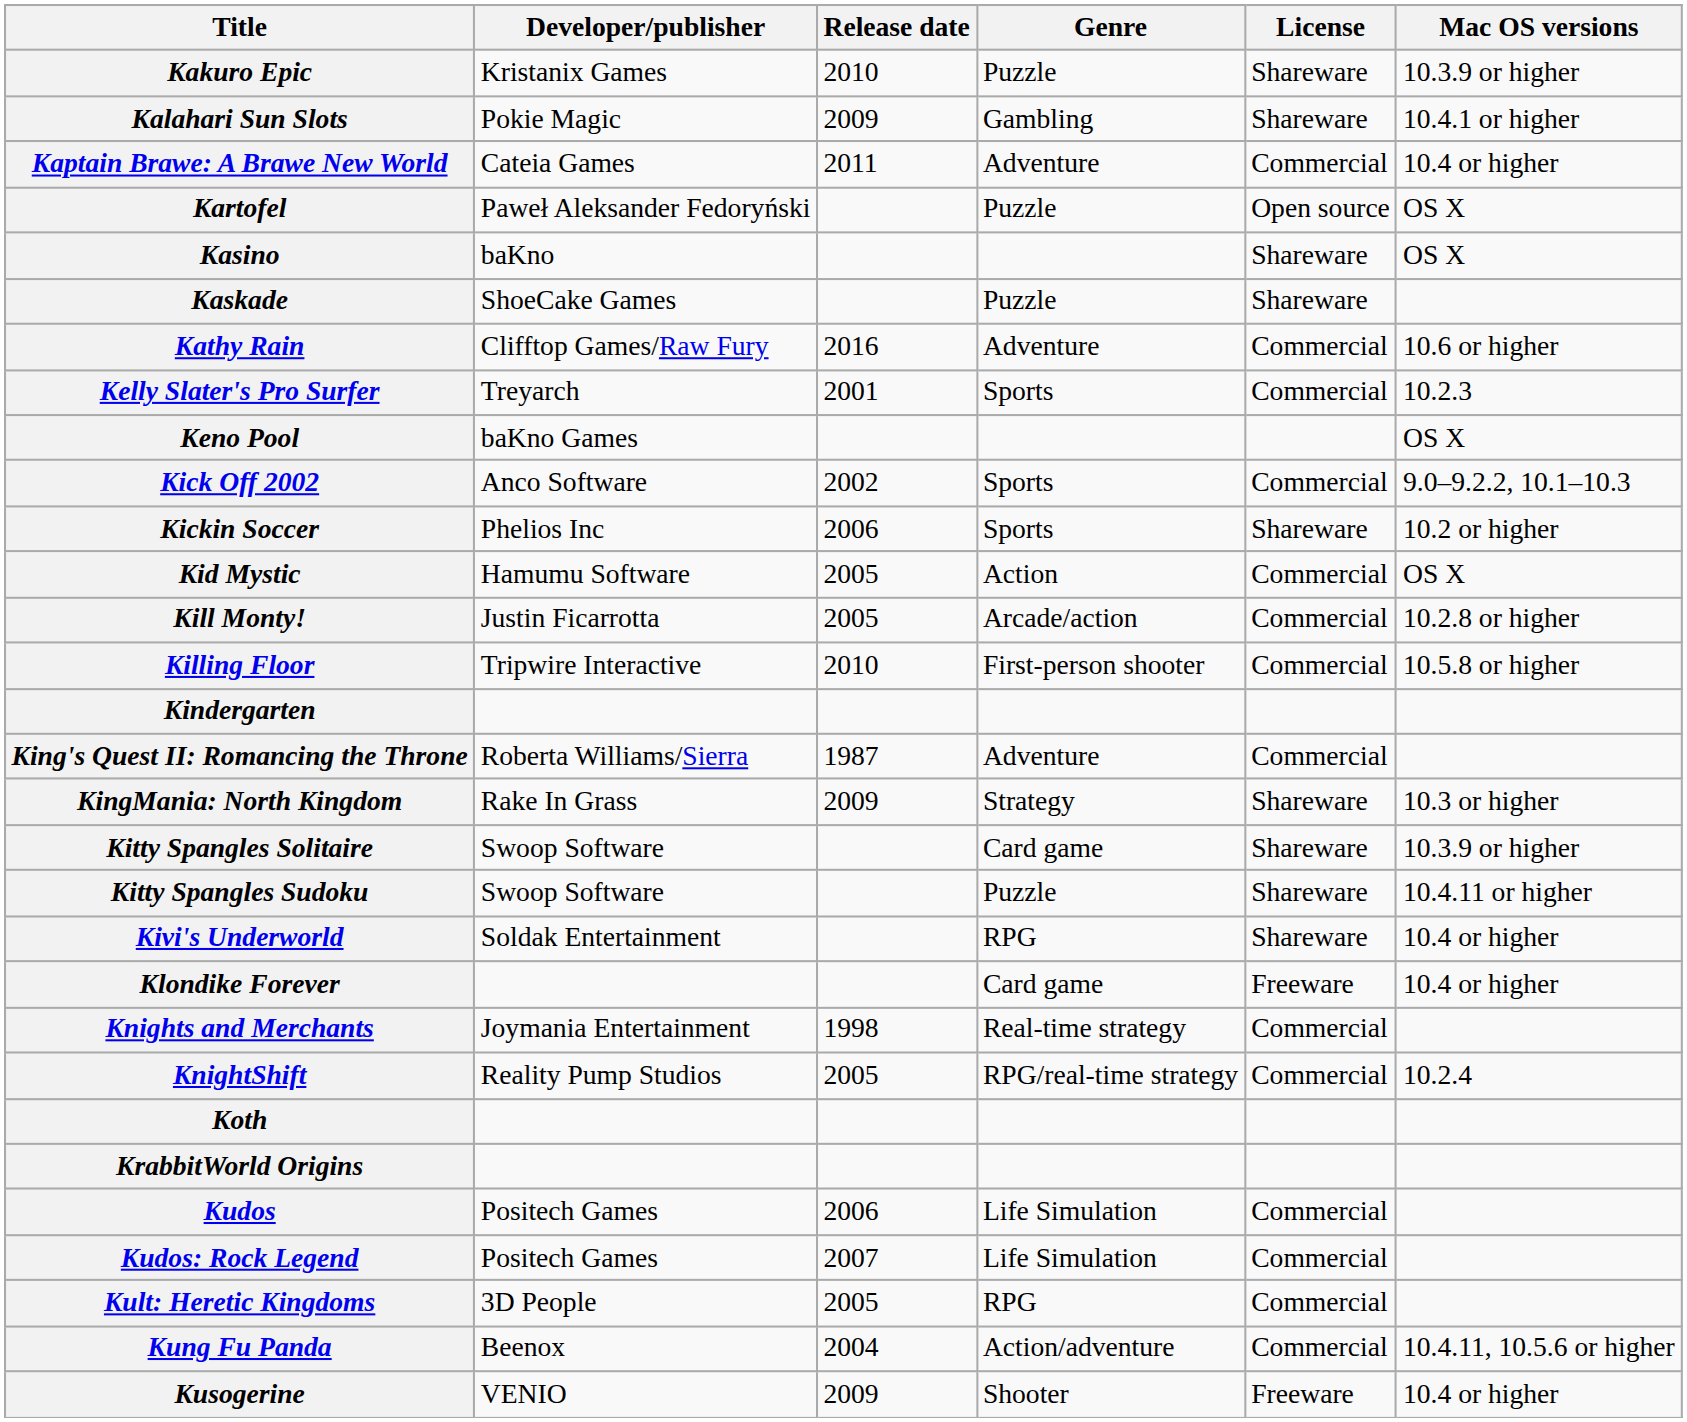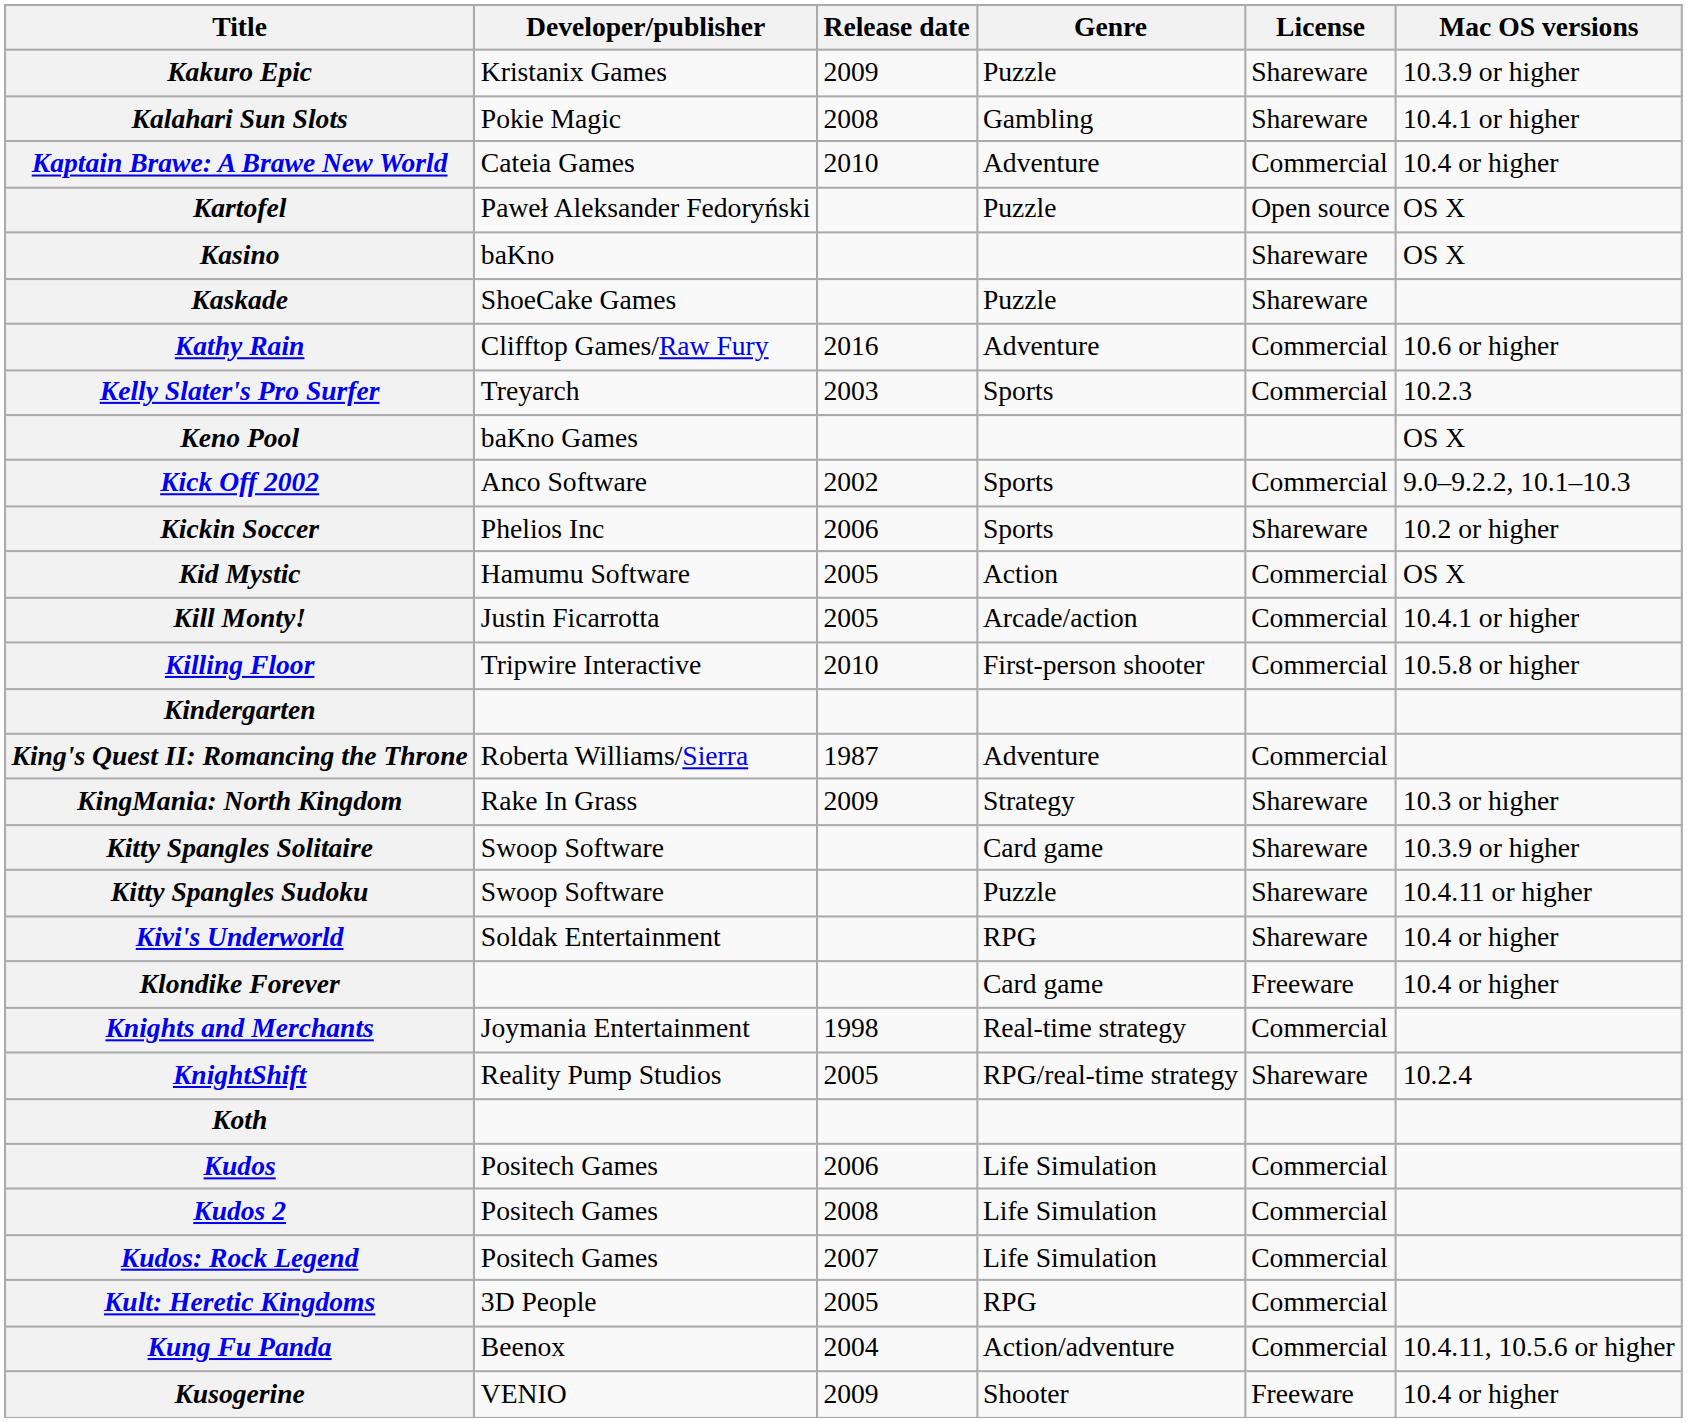(851, 72) 2010 -> (851, 72) 2009
(851, 117) 2009 -> (851, 117) 2008
(851, 163) 2011 -> (851, 163) 2010
(851, 391) 2001 -> (851, 391) 2003
(1491, 618) 10.2.8 or higher -> (1491, 618) 10.4.1 or higher
(1319, 1074) Commercial -> (1309, 1074) Shareware
- row: (240, 1165)
+ row: (240, 1211)
